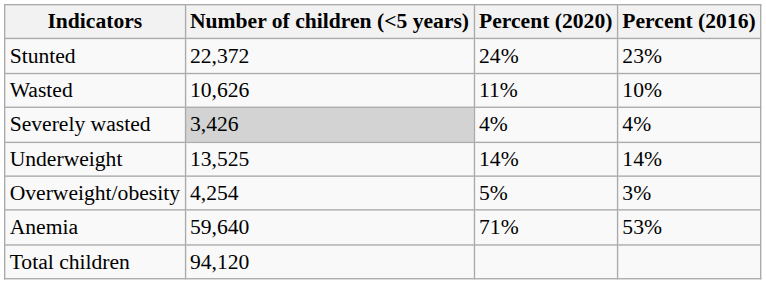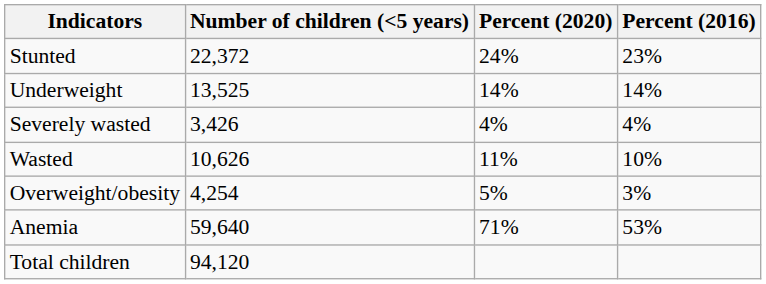rows swapped: (41, 90) <-> (66, 158)
(214, 124) lightgrey background -> (214, 124) no background
